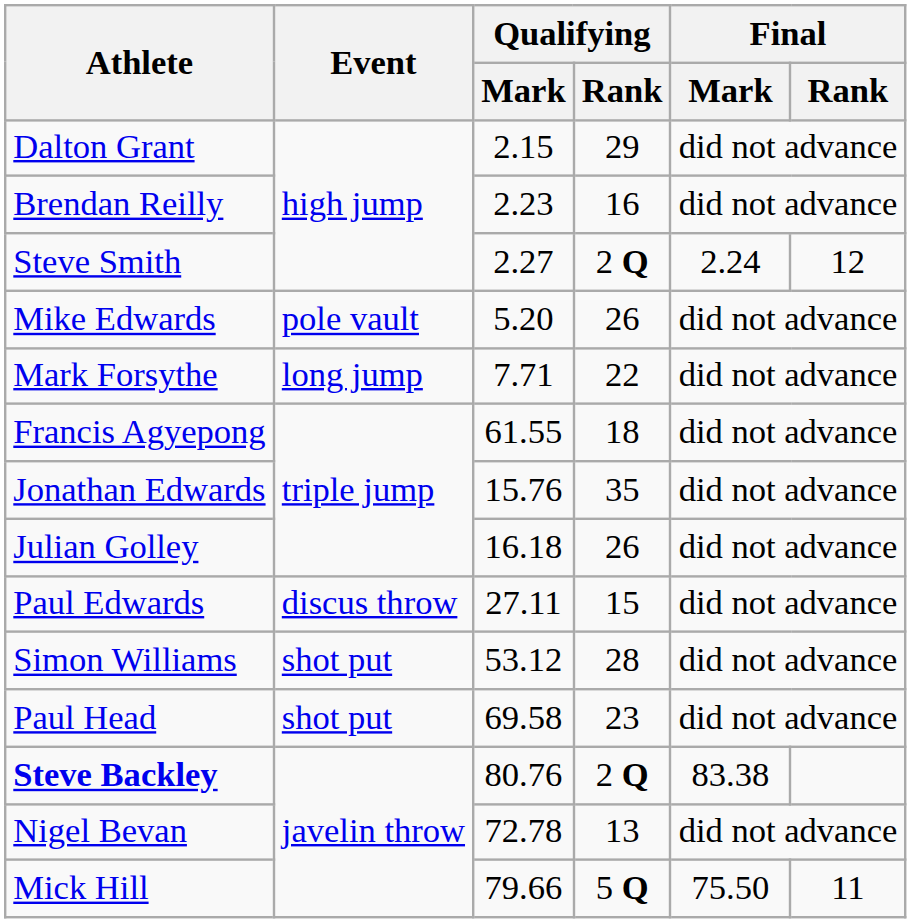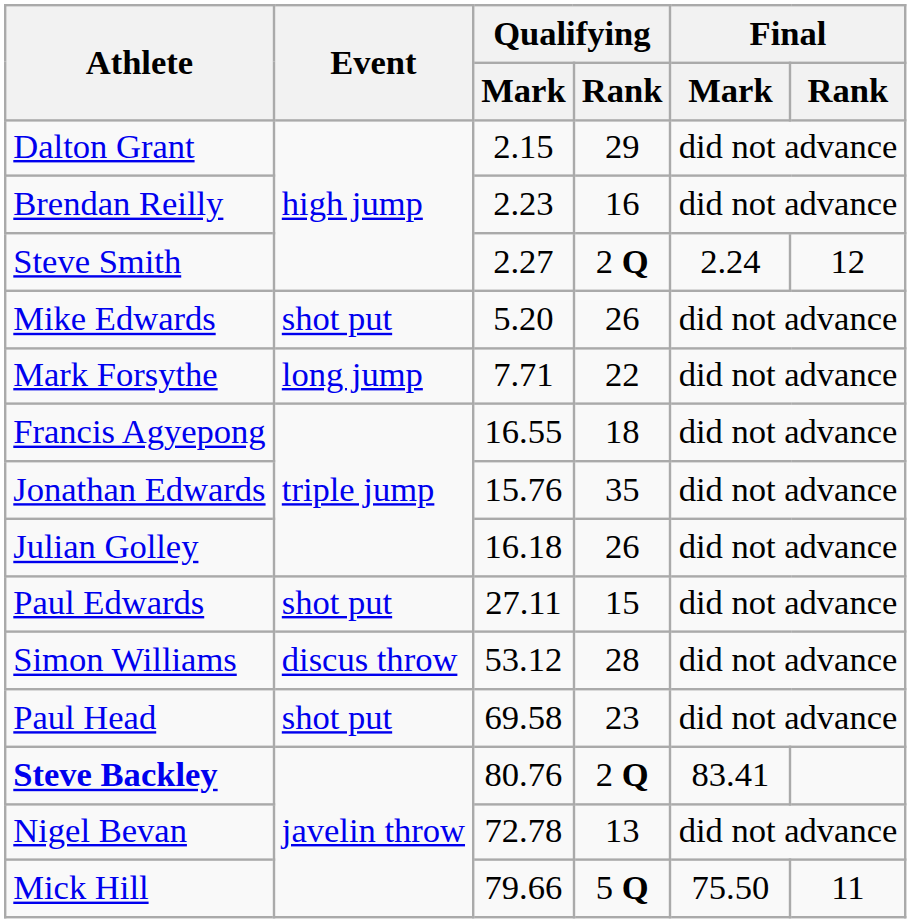(350, 318) pole vault -> (337, 318) shot put
(523, 432) 61.55 -> (523, 432) 16.55
(370, 603) discus throw -> (337, 603) shot put
(337, 660) shot put -> (370, 660) discus throw
(730, 774) 83.38 -> (730, 774) 83.41
